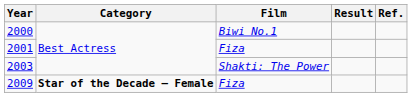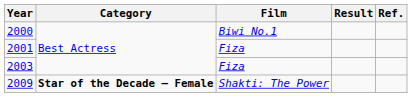(274, 66) Shakti: The Power -> (232, 66) Fiza
(232, 84) Fiza -> (274, 84) Shakti: The Power
